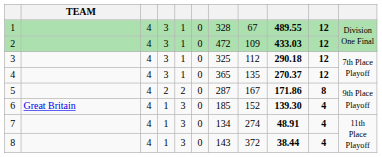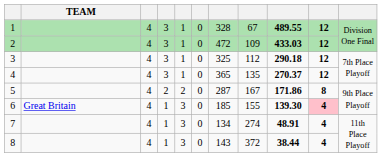(253, 106) 152 -> (253, 106) 155
(324, 106) no background -> (324, 106) pink background
